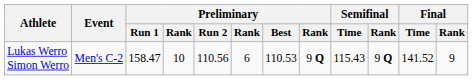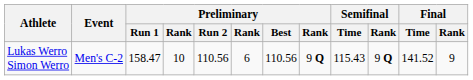(281, 58) 110.53 -> (281, 58) 110.56
